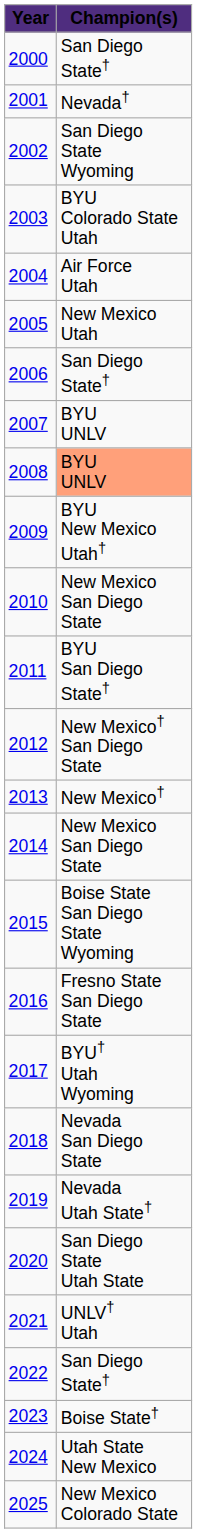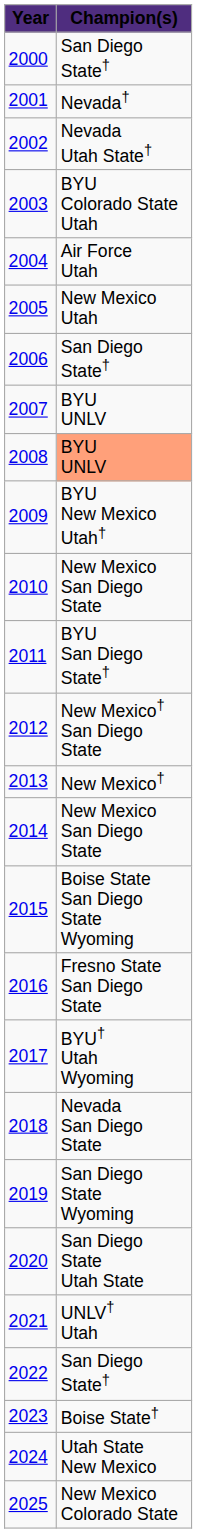(102, 151) San Diego State Wyoming -> (106, 143) Nevada Utah State†
(106, 1201) Nevada Utah State† -> (102, 1193) San Diego State Wyoming
